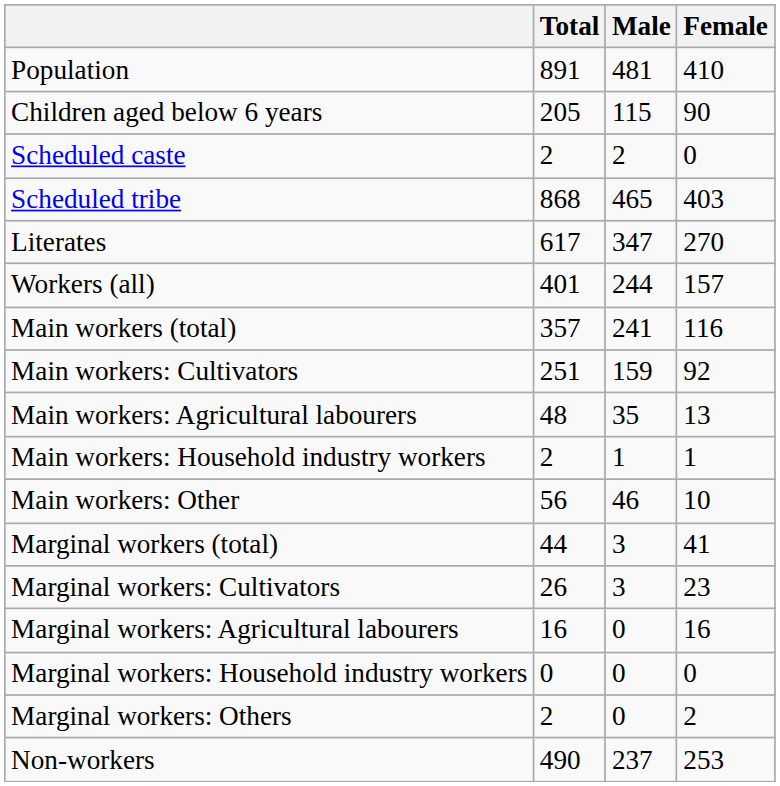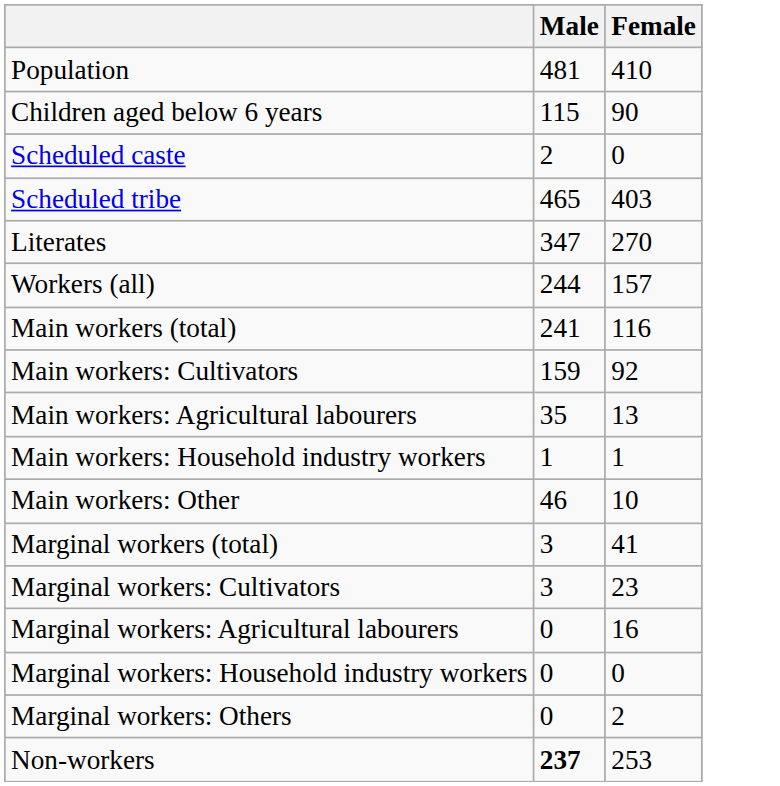- column: (570, 26)
(632, 759) normal -> (560, 759) bold
